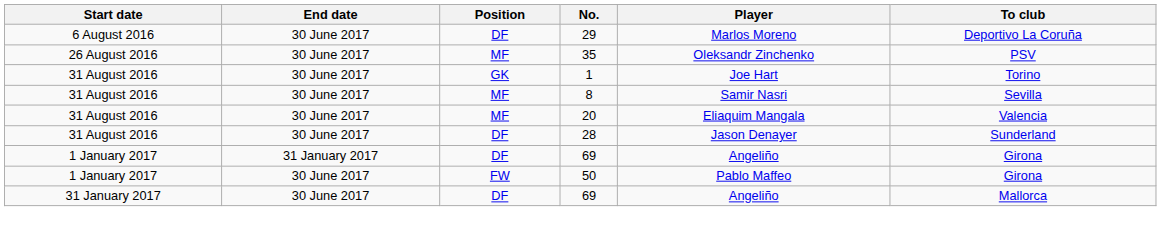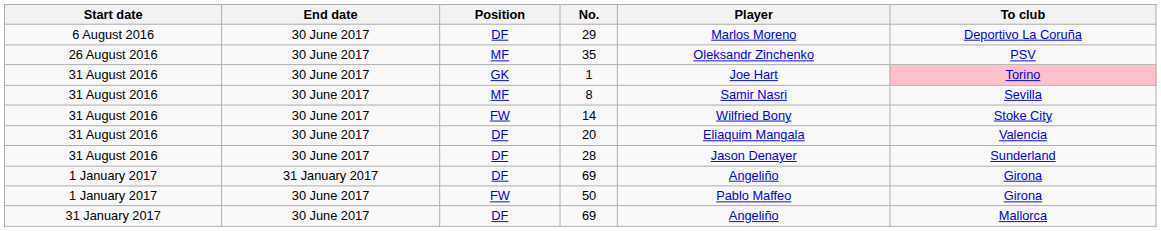(1023, 75) no background -> (1023, 75) pink background
+ row: (113, 115)
(500, 115) MF -> (500, 135) DF
